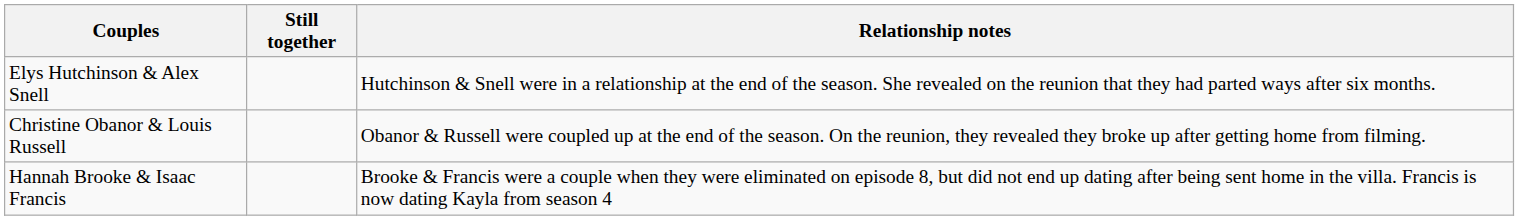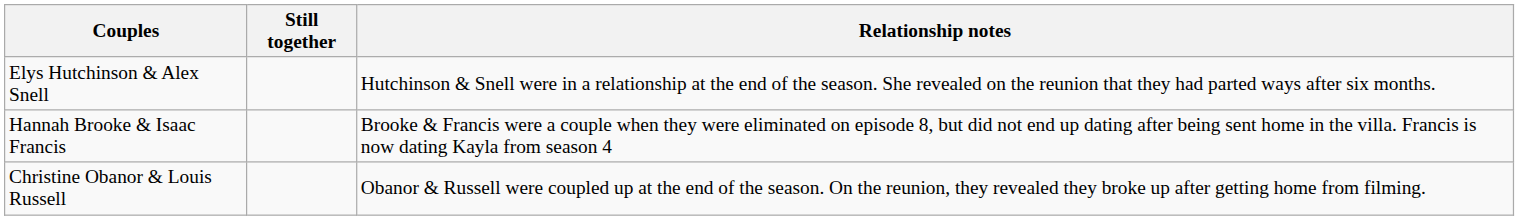rows swapped: (110, 135) <-> (102, 188)
